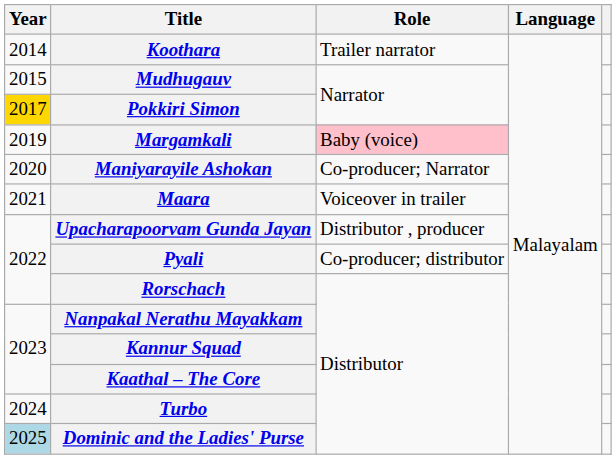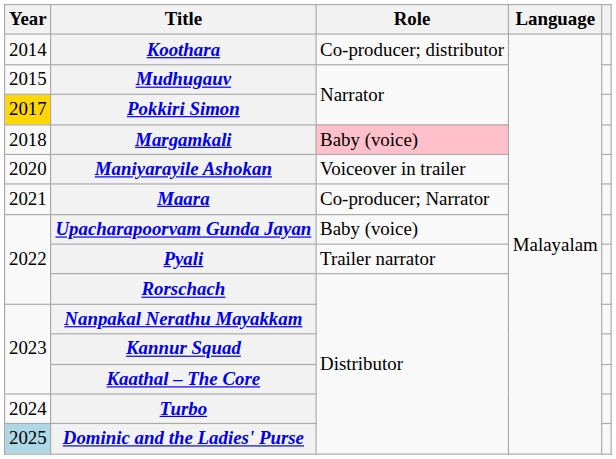(378, 49) Trailer narrator -> (412, 49) Co-producer; distributor
(28, 139) 2019 -> (28, 139) 2018
(405, 169) Co-producer; Narrator -> (393, 169) Voiceover in trailer
(393, 199) Voiceover in trailer -> (405, 199) Co-producer; Narrator
(402, 229) Distributor , producer -> (369, 229) Baby (voice)
(412, 259) Co-producer; distributor -> (378, 259) Trailer narrator
